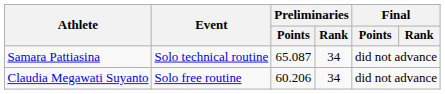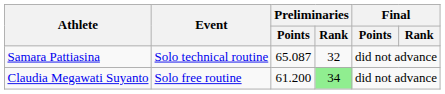(334, 57) 34 -> (334, 57) 32
(293, 78) 60.206 -> (293, 78) 61.200
(334, 78) no background -> (334, 78) lightgreen background
